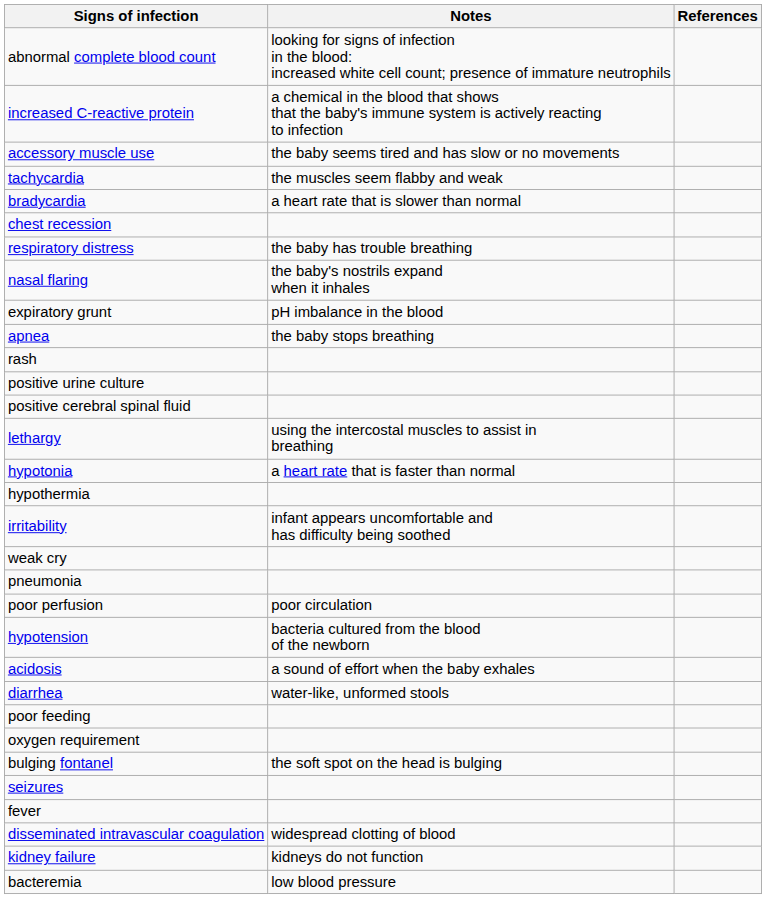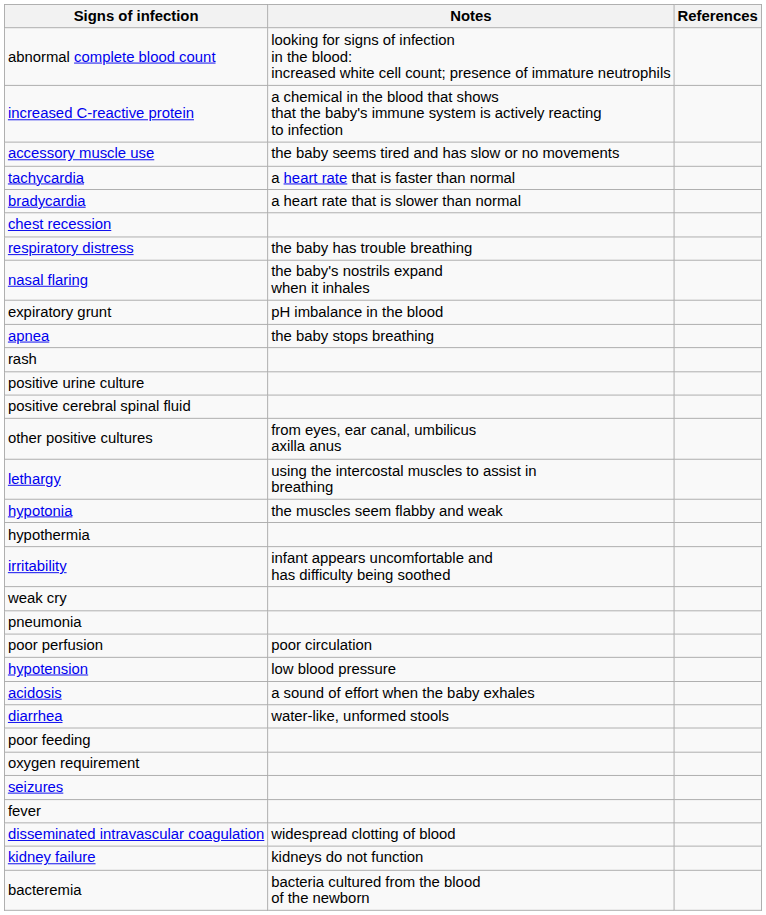(387, 177) the muscles seem flabby and weak -> (393, 177) a heart rate that is faster than normal
+ row: (80, 438)
(393, 470) a heart rate that is faster than normal -> (387, 511) the muscles seem flabby and weak
(376, 637) bacteria cultured from the blood of the newborn -> (334, 669) low blood pressure
- row: (60, 763)
(334, 881) low blood pressure -> (376, 890) bacteria cultured from the blood of the newborn
